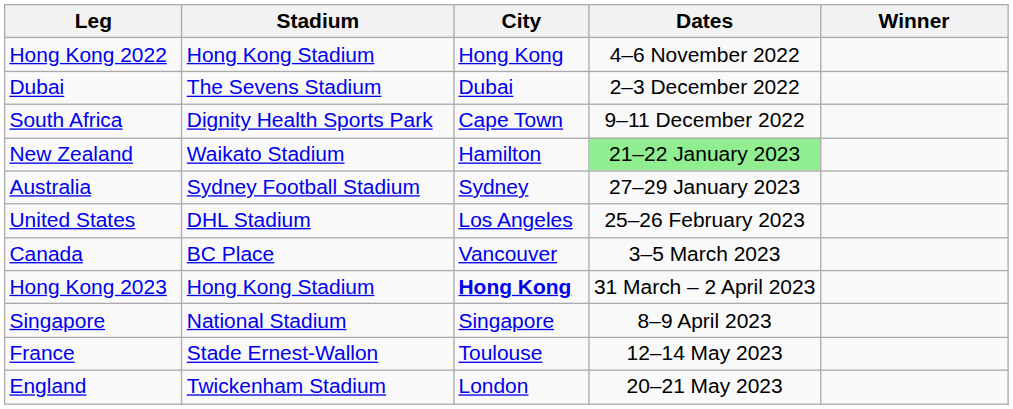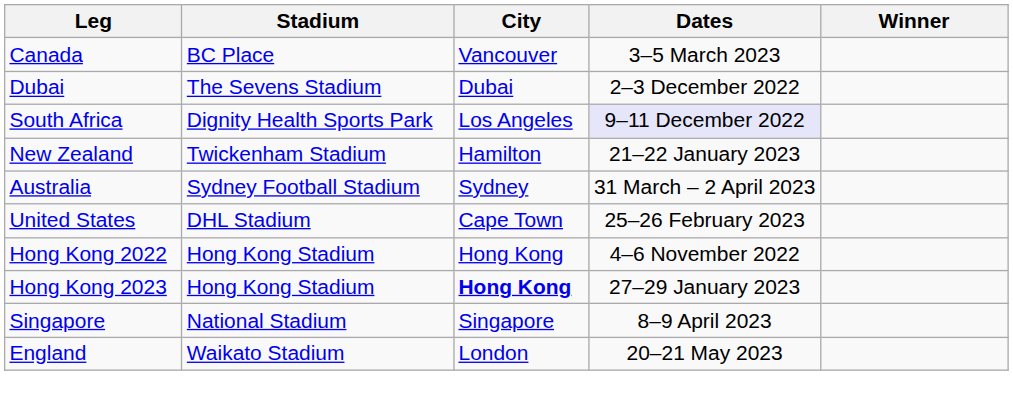rows swapped: (88, 54) <-> (46, 253)
(511, 120) Cape Town -> (516, 120) Los Angeles
(705, 120) no background -> (705, 120) lavender background
(266, 154) Waikato Stadium -> (286, 154) Twickenham Stadium
(705, 154) lightgreen background -> (705, 154) no background
(705, 187) 27–29 January 2023 -> (705, 187) 31 March – 2 April 2023
(516, 220) Los Angeles -> (511, 220) Cape Town
(705, 287) 31 March – 2 April 2023 -> (705, 287) 27–29 January 2023
- row: (42, 353)
(286, 386) Twickenham Stadium -> (266, 353) Waikato Stadium
